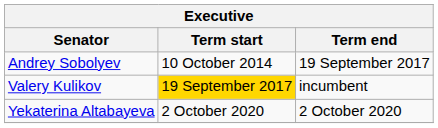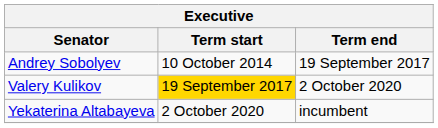(333, 87) incumbent -> (350, 87) 2 October 2020
(350, 110) 2 October 2020 -> (333, 110) incumbent
